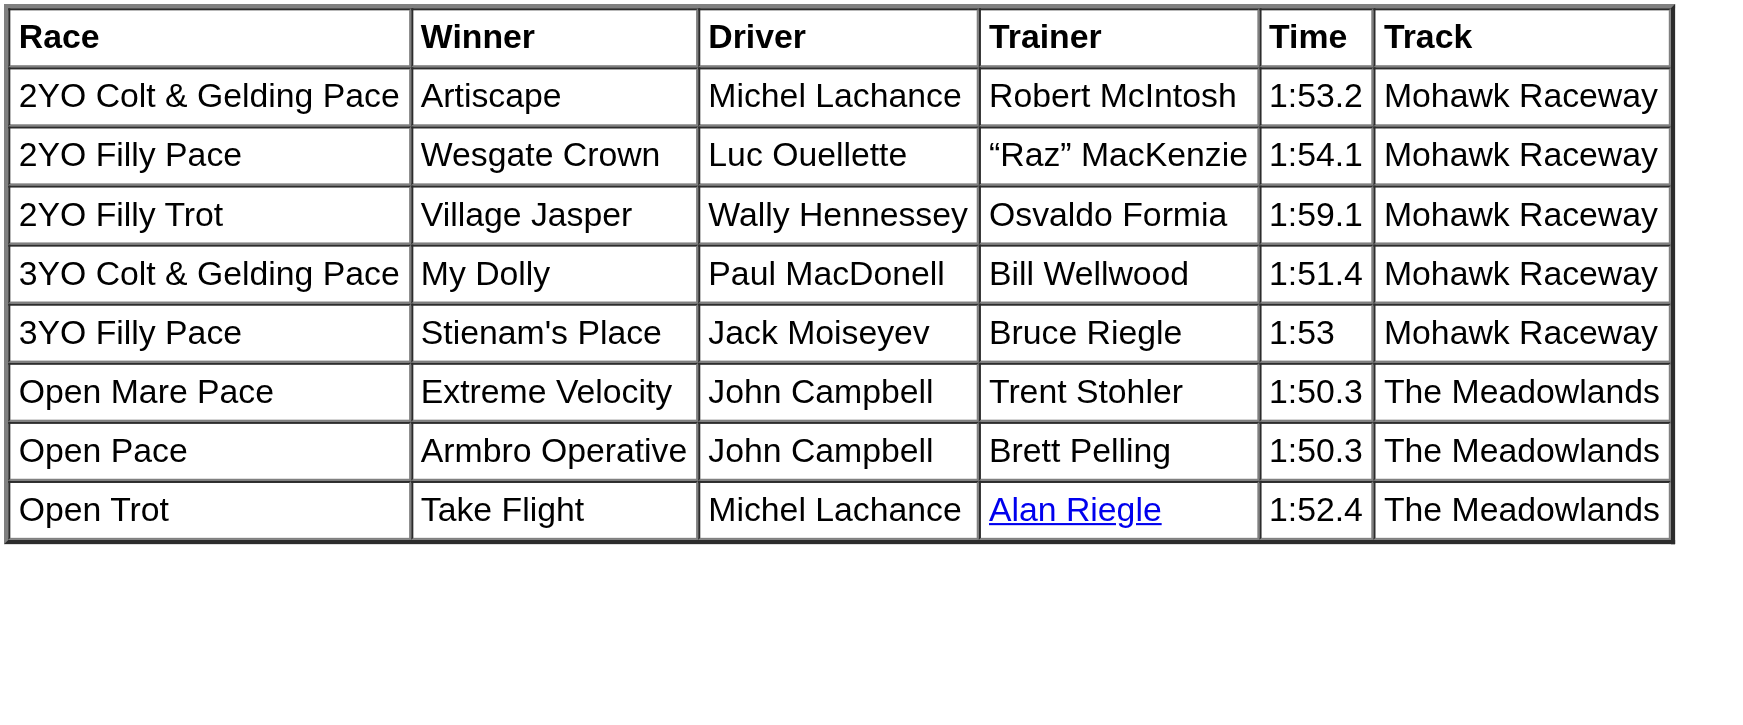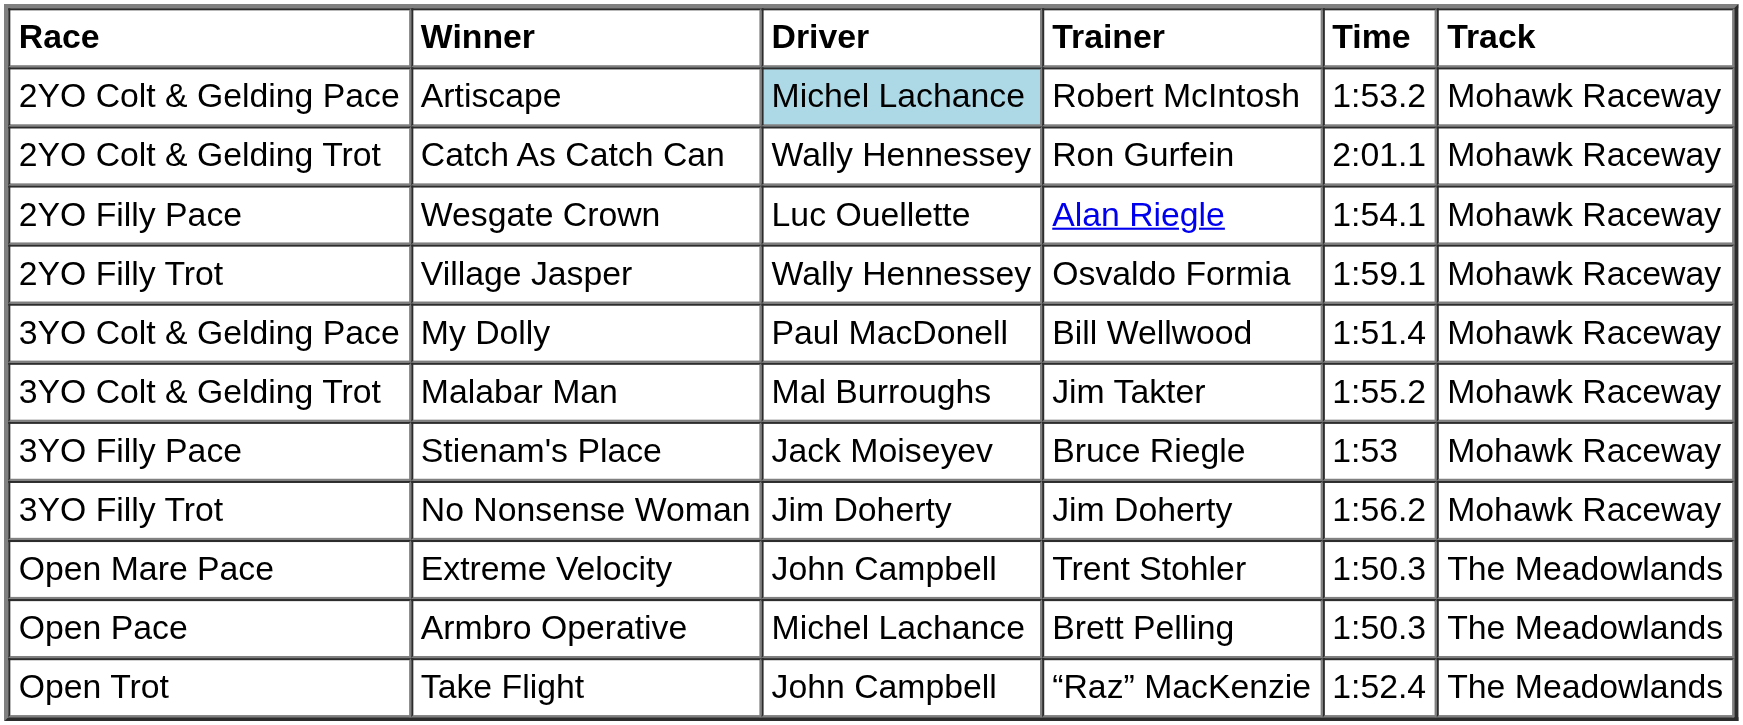(835, 96) no background -> (898, 96) lightblue background
+ row: (200, 155)
(1118, 155) “Raz” MacKenzie -> (1139, 214) Alan Riegle
+ row: (200, 391)
+ row: (121, 509)
(821, 450) John Campbell -> (898, 628) Michel Lachance
(835, 509) Michel Lachance -> (884, 687) John Campbell
(1075, 509) Alan Riegle -> (1182, 687) “Raz” MacKenzie
